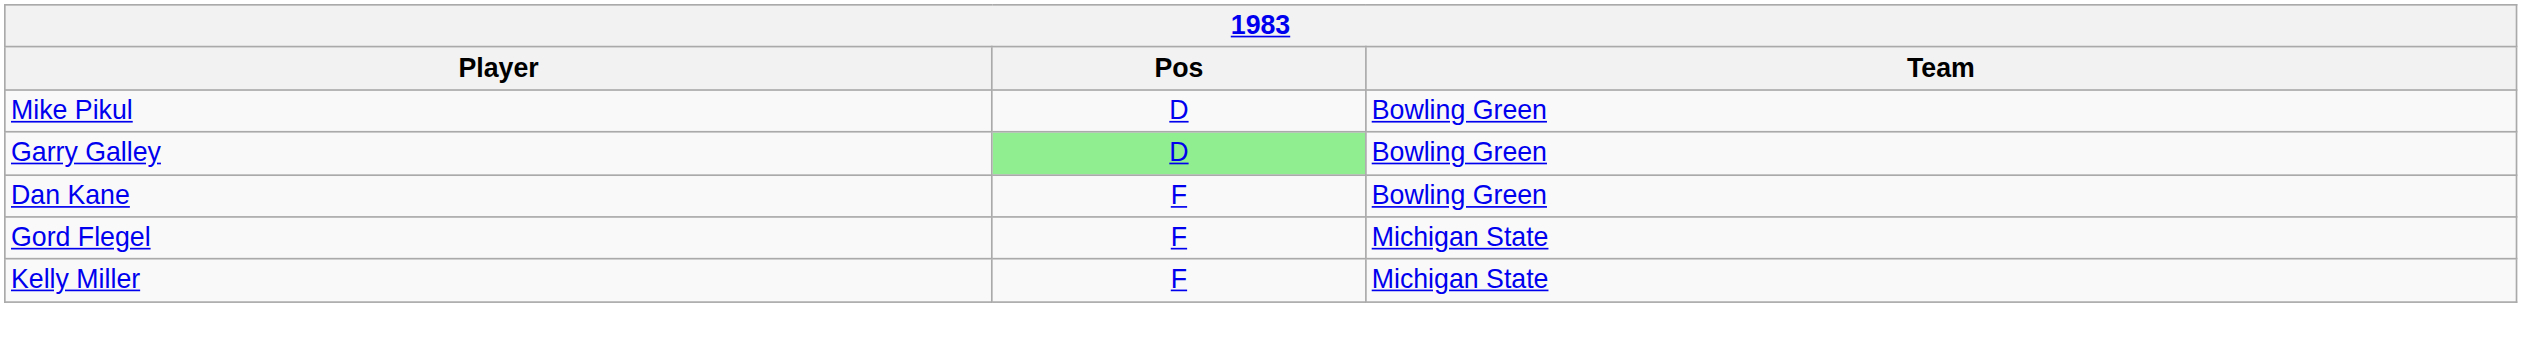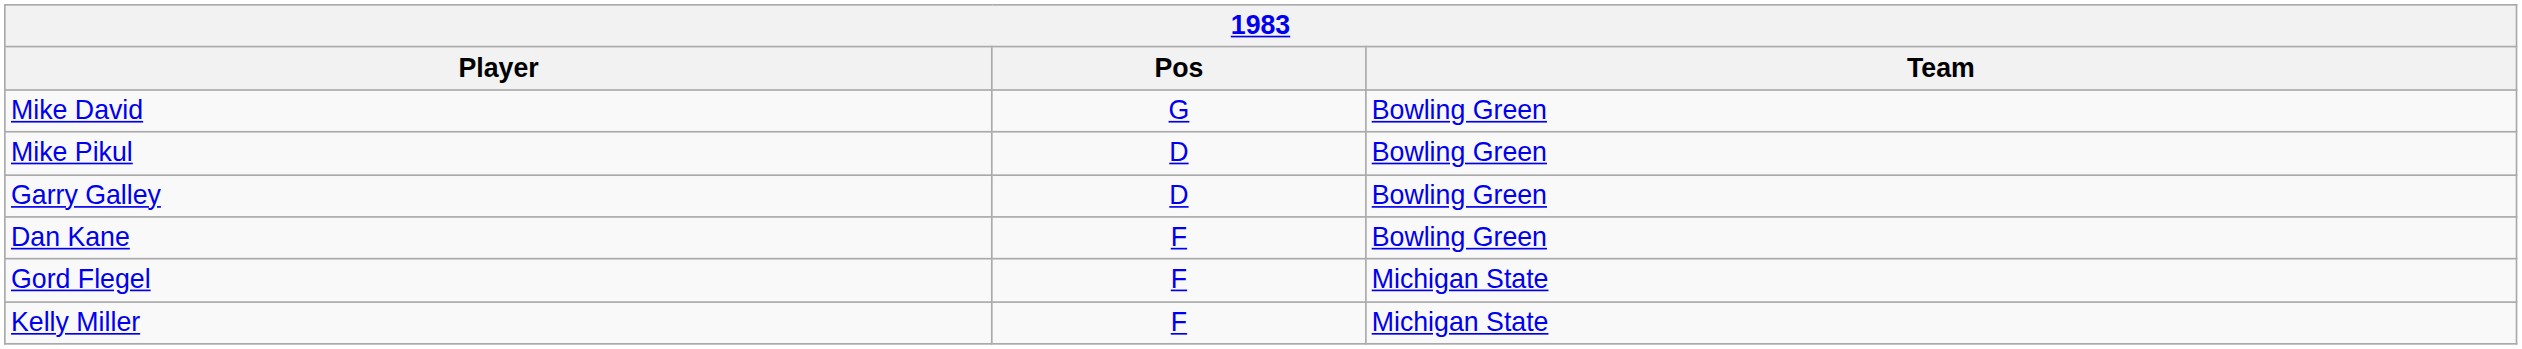+ row: (77, 110)
(1179, 152) lightgreen background -> (1179, 195) no background
